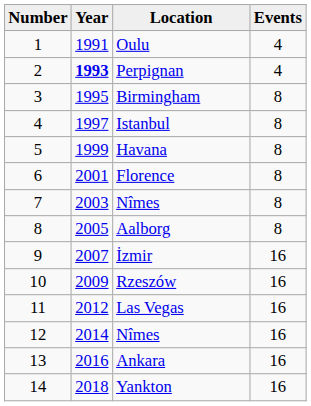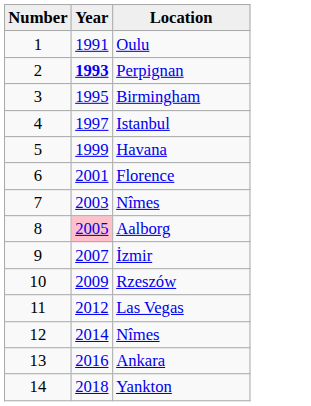- column: (278, 17)
(92, 228) no background -> (92, 228) pink background
